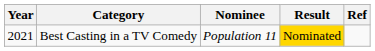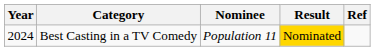(21, 35) 2021 -> (21, 35) 2024
